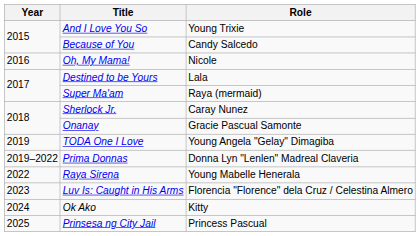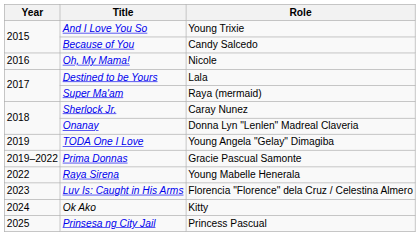(245, 126) Gracie Pascual Samonte -> (273, 126) Donna Lyn "Lenlen" Madreal Claveria
(273, 158) Donna Lyn "Lenlen" Madreal Claveria -> (245, 158) Gracie Pascual Samonte
